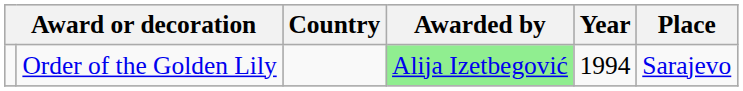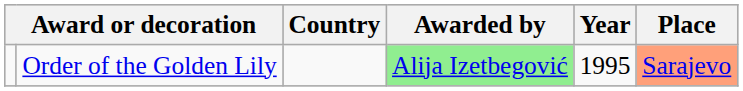(605, 65) 1994 -> (605, 65) 1995
(687, 65) no background -> (687, 65) lightsalmon background
